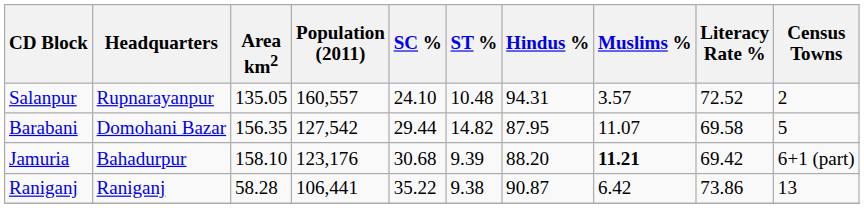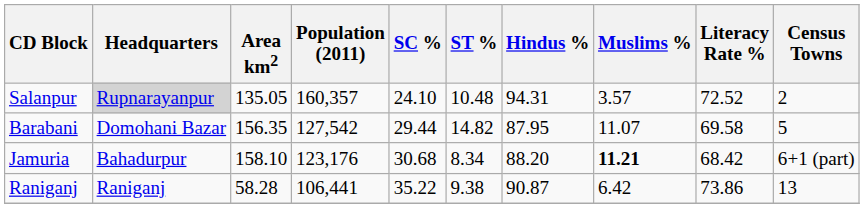(155, 97) no background -> (155, 97) lightgrey background
(327, 97) 160,557 -> (327, 97) 160,357
(467, 158) 9.39 -> (467, 158) 8.34
(722, 158) 69.42 -> (722, 158) 68.42
